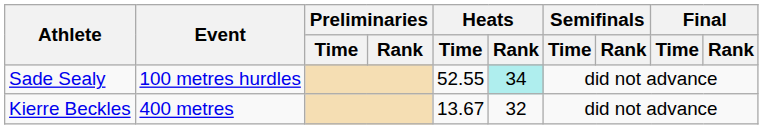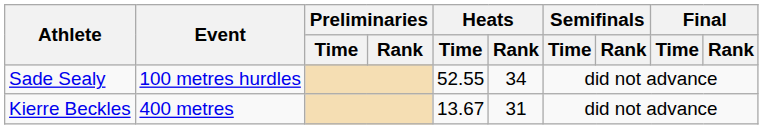(516, 80) paleturquoise background -> (516, 80) no background
(516, 109) 32 -> (516, 109) 31
